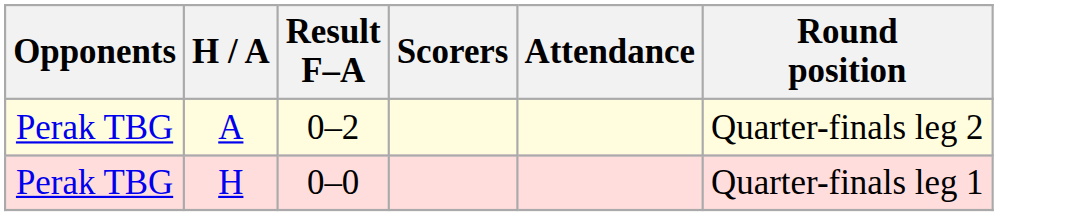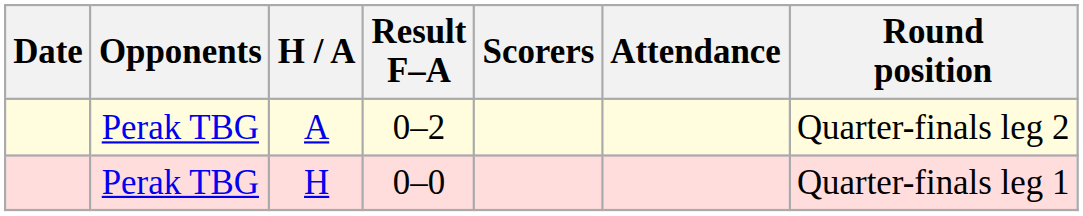+ column: (48, 51)
